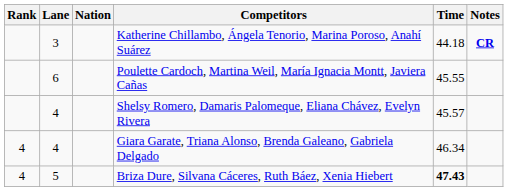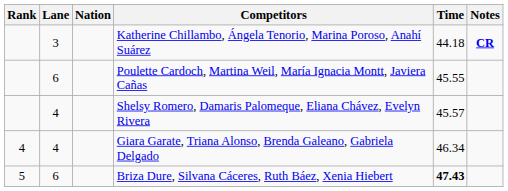(22, 176) 4 -> (22, 176) 5
(56, 176) 5 -> (56, 176) 6
